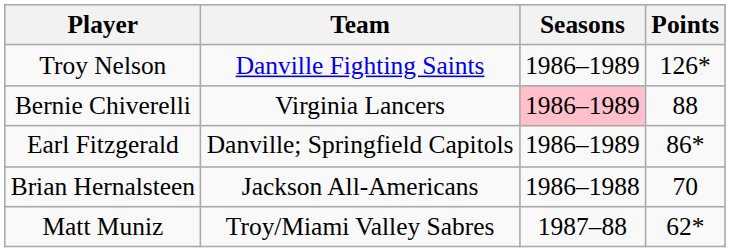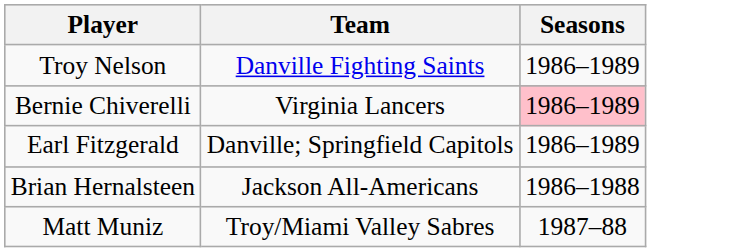- column: (685, 24)
